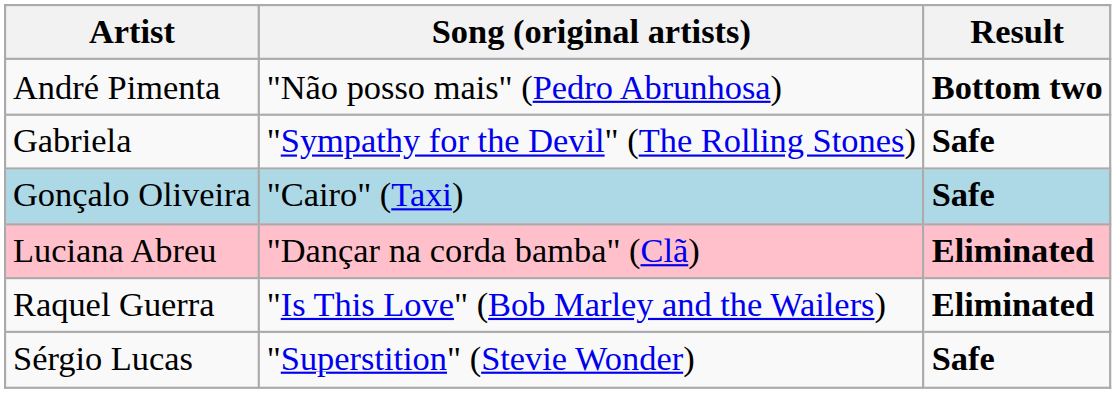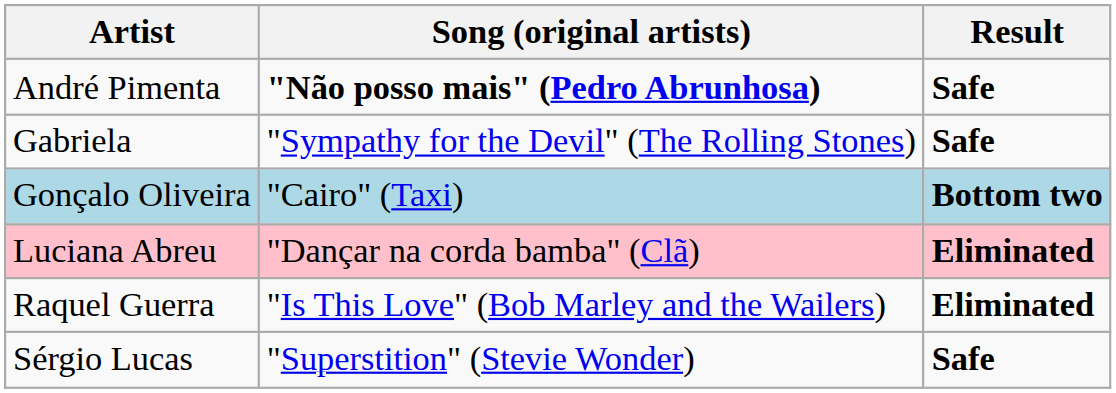(524, 86) normal -> (544, 86) bold
(1017, 86) Bottom two -> (963, 86) Safe
(963, 195) Safe -> (1017, 195) Bottom two
